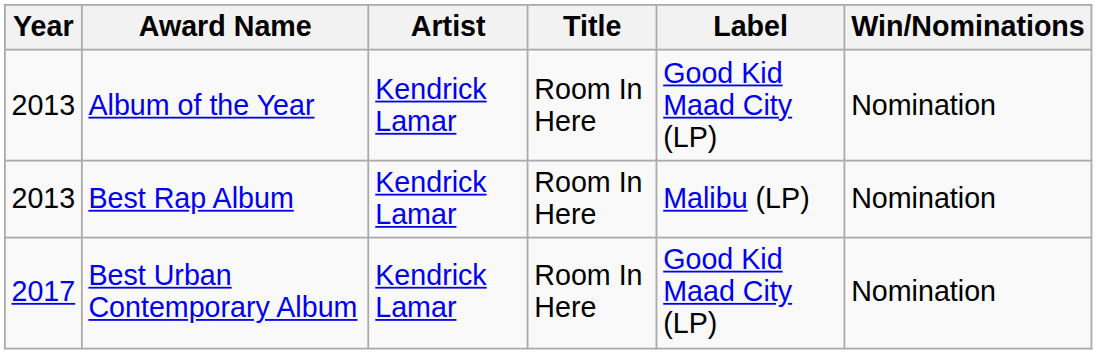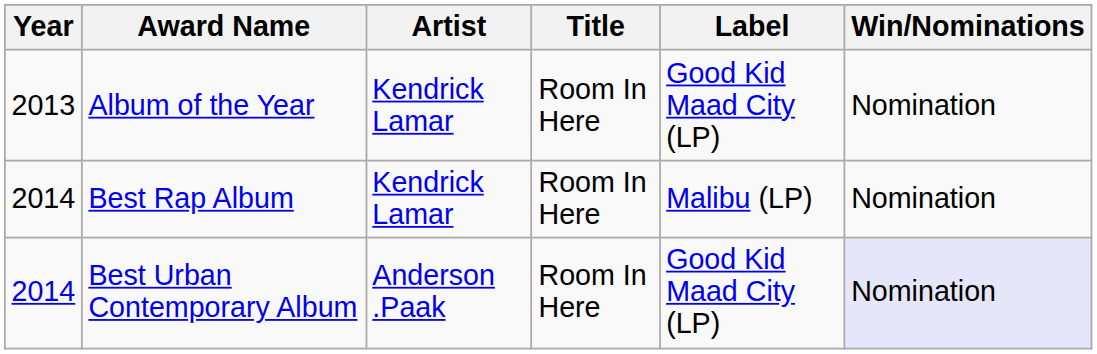(43, 198) 2013 -> (43, 198) 2014
(43, 292) 2017 -> (43, 292) 2014
(431, 292) Kendrick Lamar -> (434, 292) Anderson .Paak
(924, 292) no background -> (924, 292) lavender background
